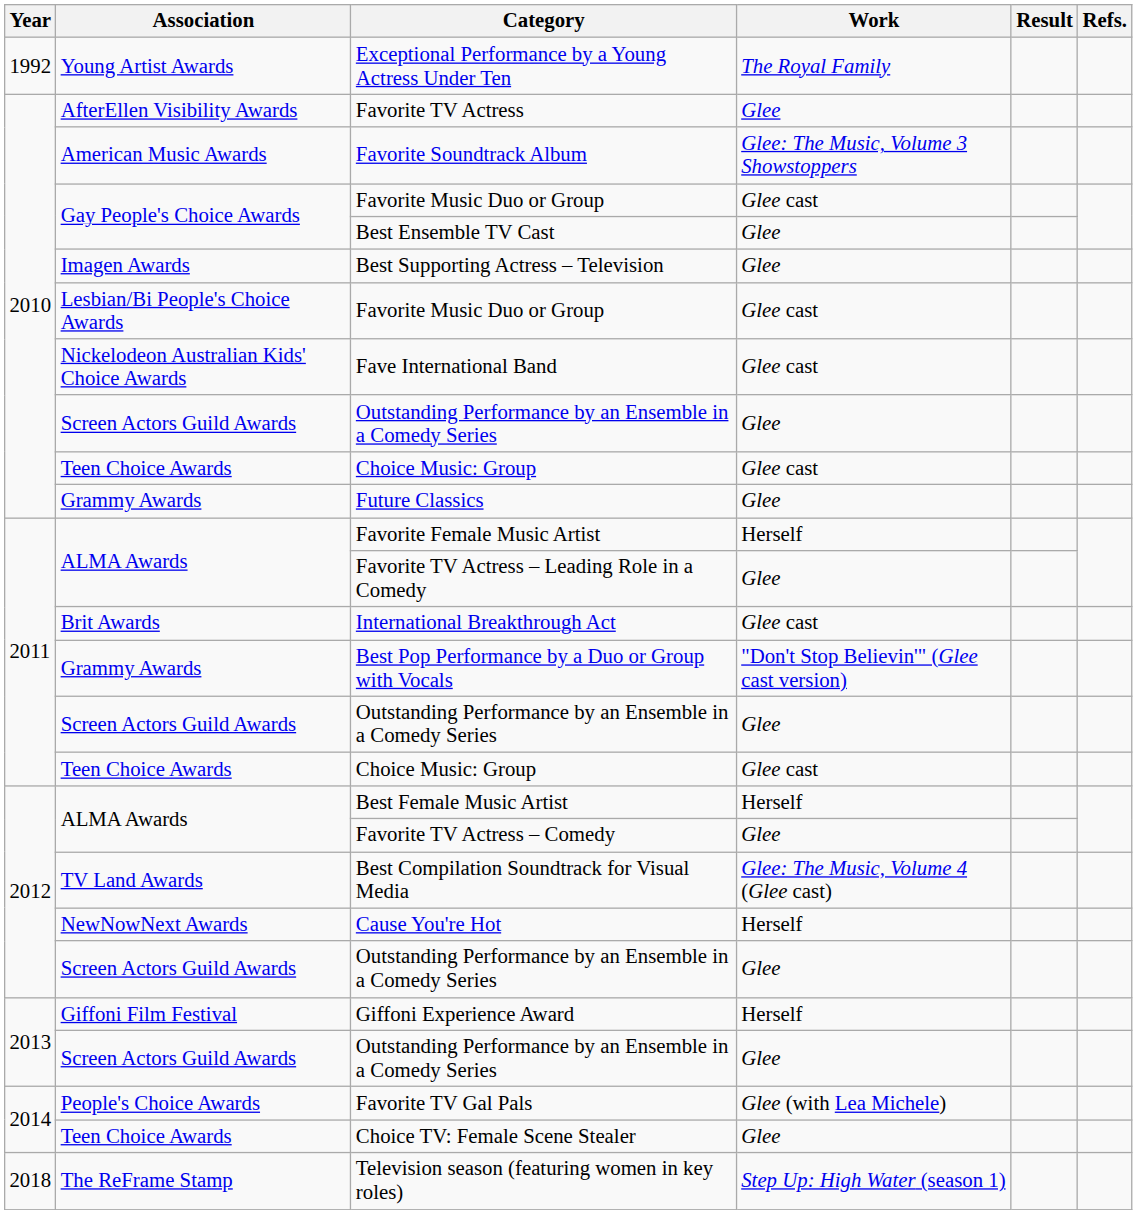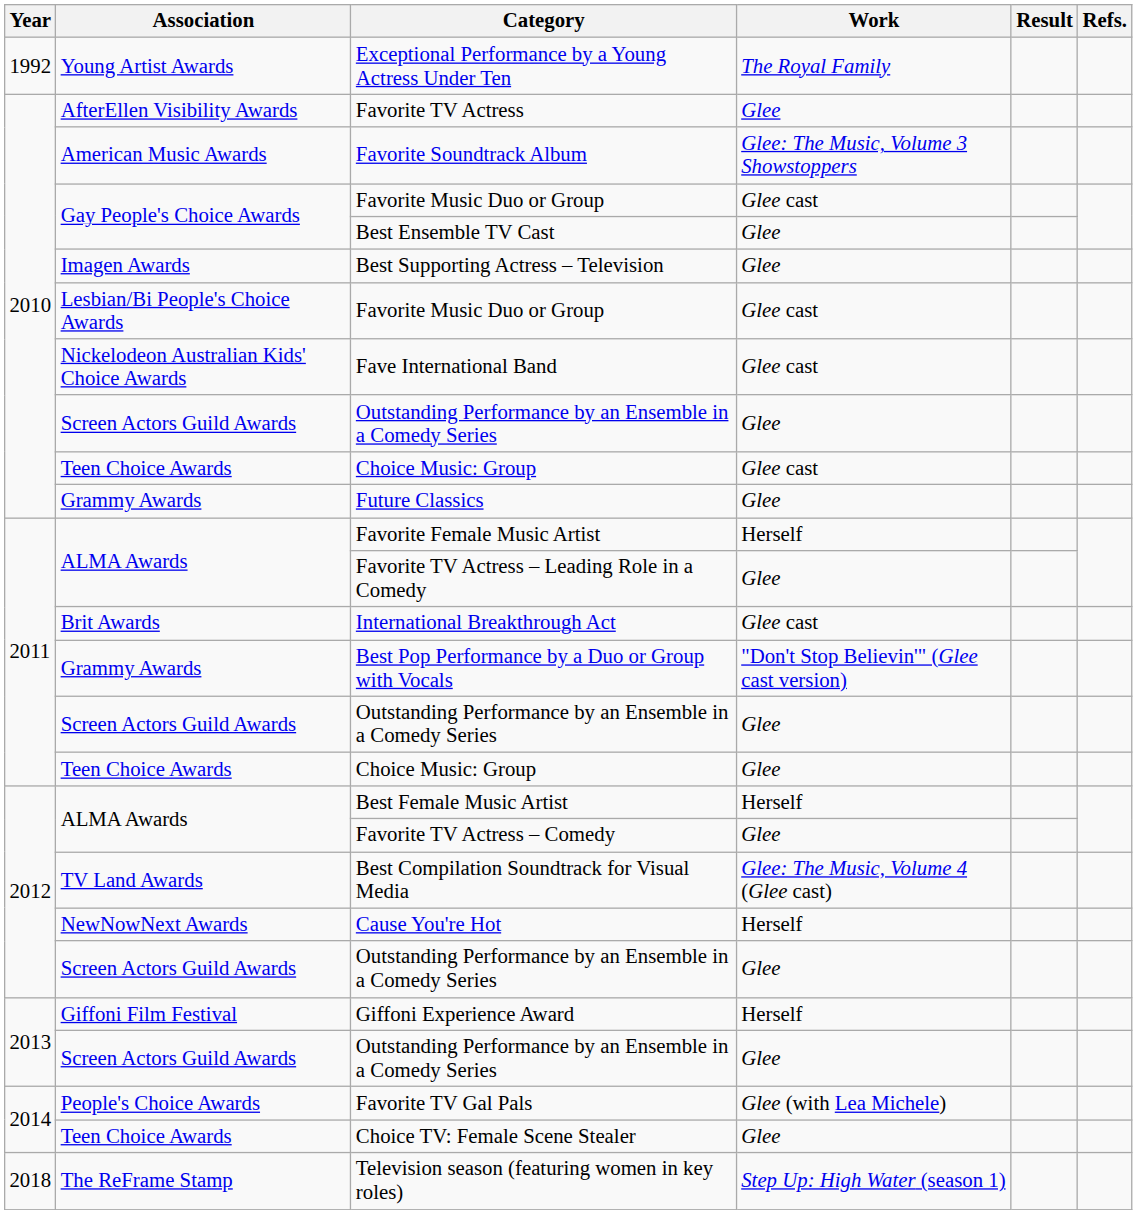(780, 768) Glee cast -> (761, 768) Glee
